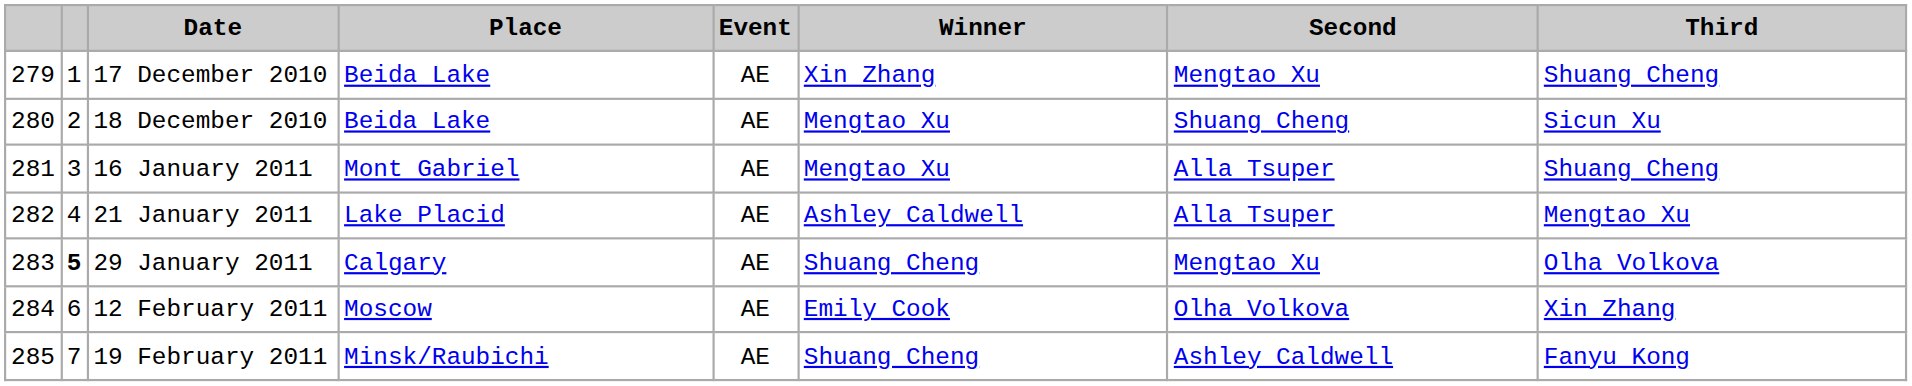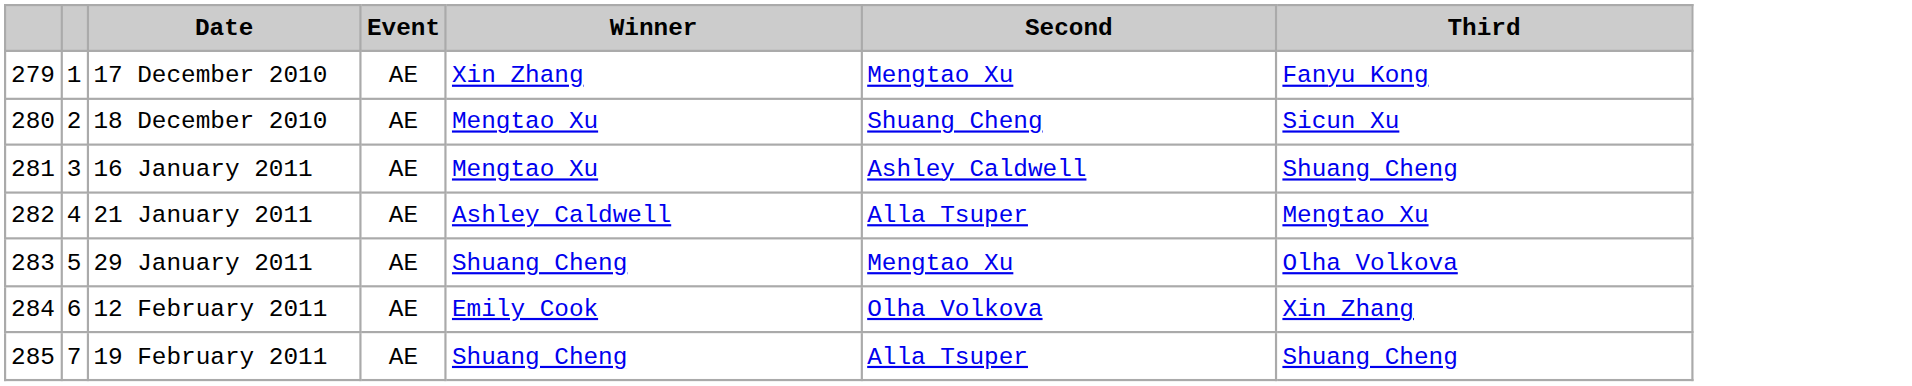- column: (525, 29)
(1632, 75) Shuang Cheng -> (1355, 75) Fanyu Kong
(1254, 169) Alla Tsuper -> (977, 169) Ashley Caldwell
(74, 263) bold -> (74, 263) normal
(1283, 356) Ashley Caldwell -> (948, 356) Alla Tsuper
(1617, 356) Fanyu Kong -> (1370, 356) Shuang Cheng
